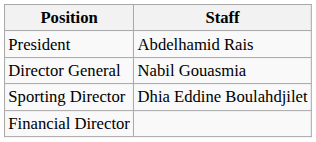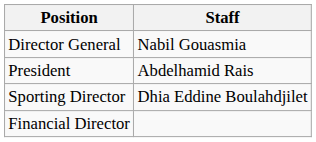rows swapped: (39, 44) <-> (64, 70)
